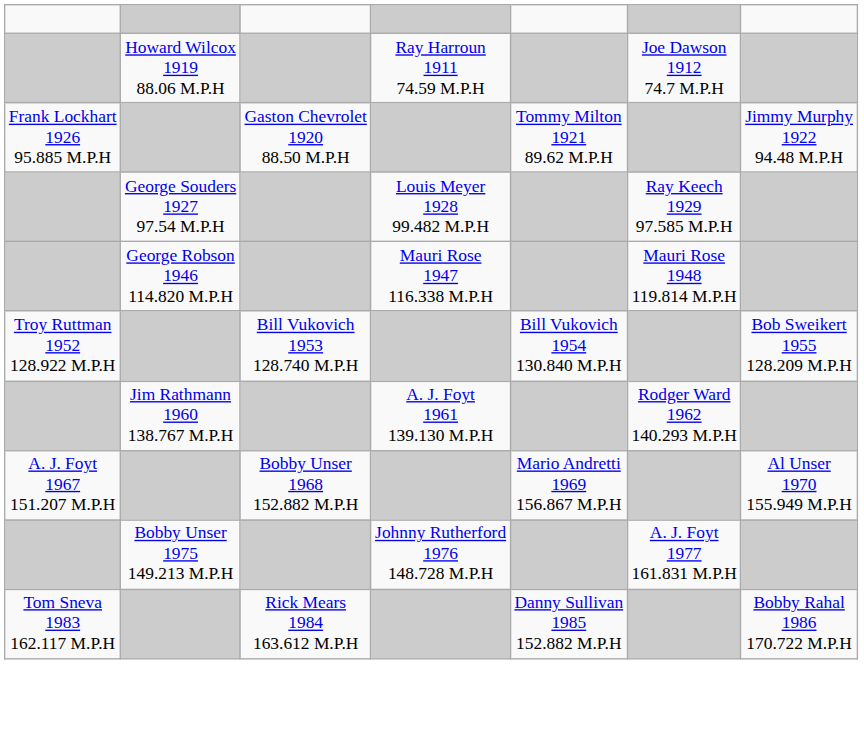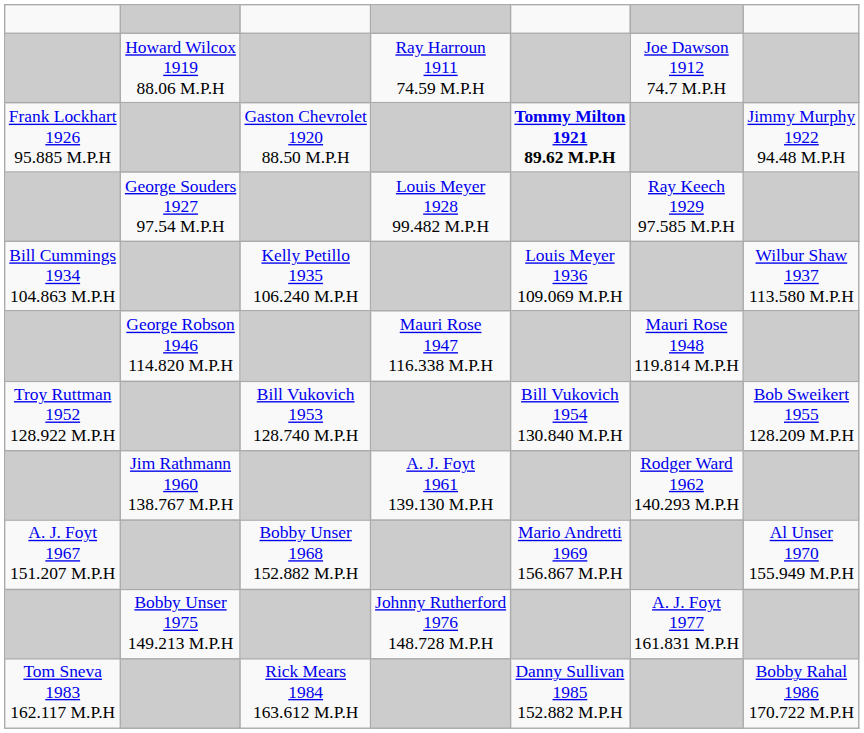(569, 137) normal -> (570, 137) bold
+ row: (63, 276)
